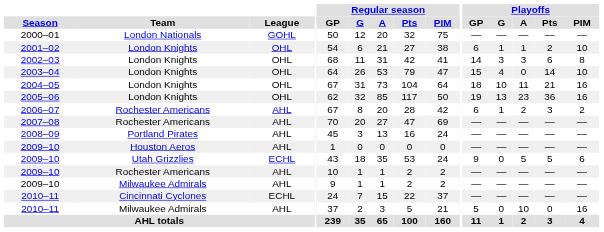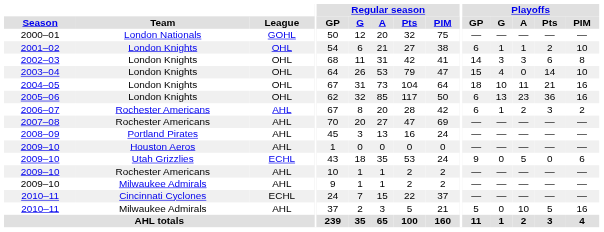(476, 97) 19 -> (476, 97) 6
(550, 159) 5 -> (550, 159) 0
(550, 208) 0 -> (550, 208) 5
